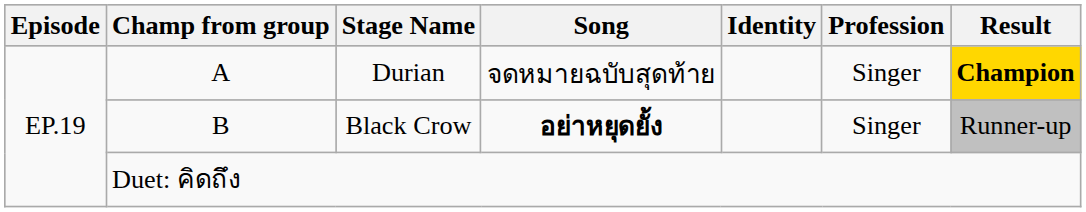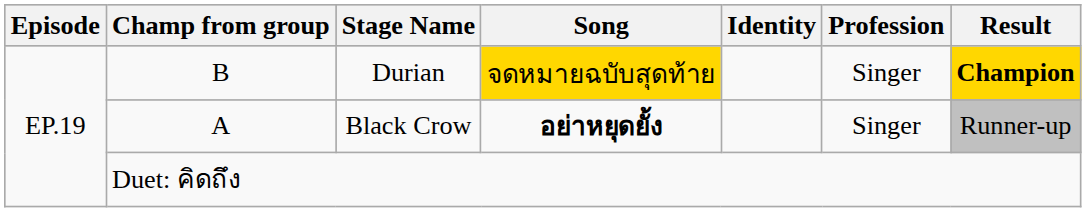(221, 72) A -> (221, 72) B
(601, 73) no background -> (601, 73) gold background
(221, 125) B -> (221, 125) A
